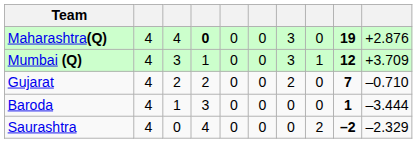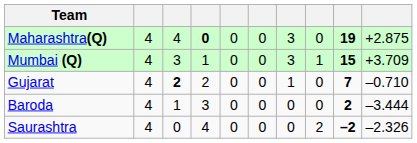(387, 37) +2.876 -> (387, 37) +2.875
(348, 60) 12 -> (348, 60) 15
(177, 82) normal -> (177, 82) bold
(291, 82) 2 -> (291, 82) 1
(348, 104) 1 -> (348, 104) 2
(387, 127) –2.329 -> (387, 127) –2.326
